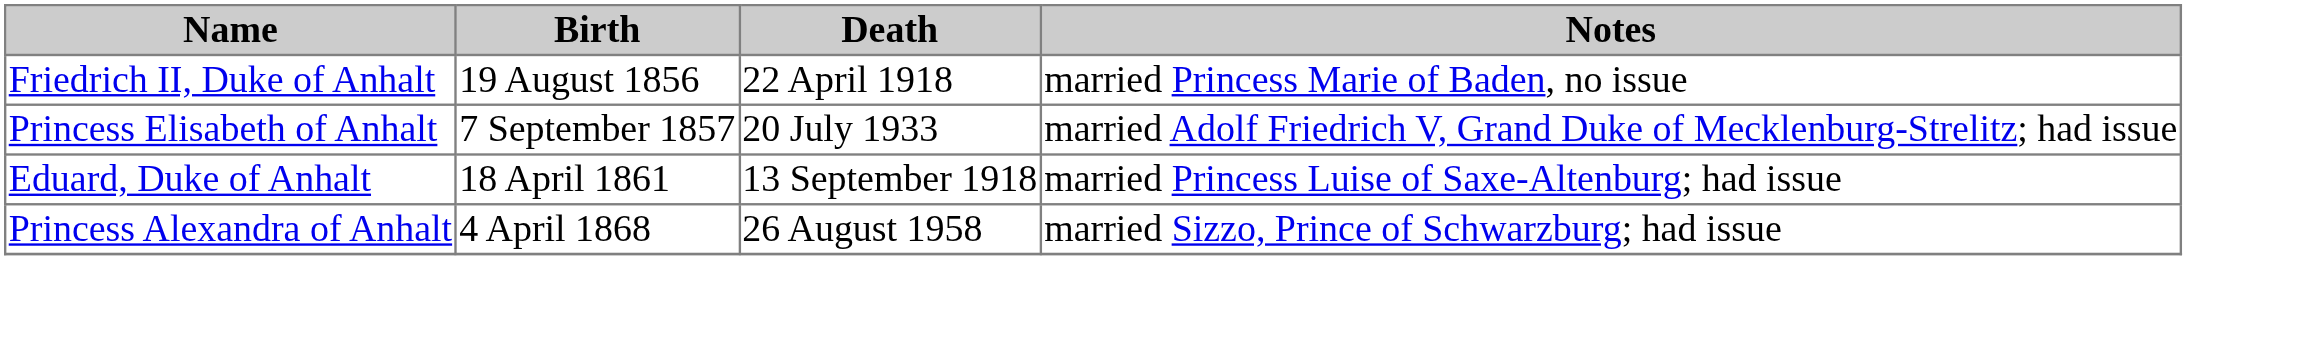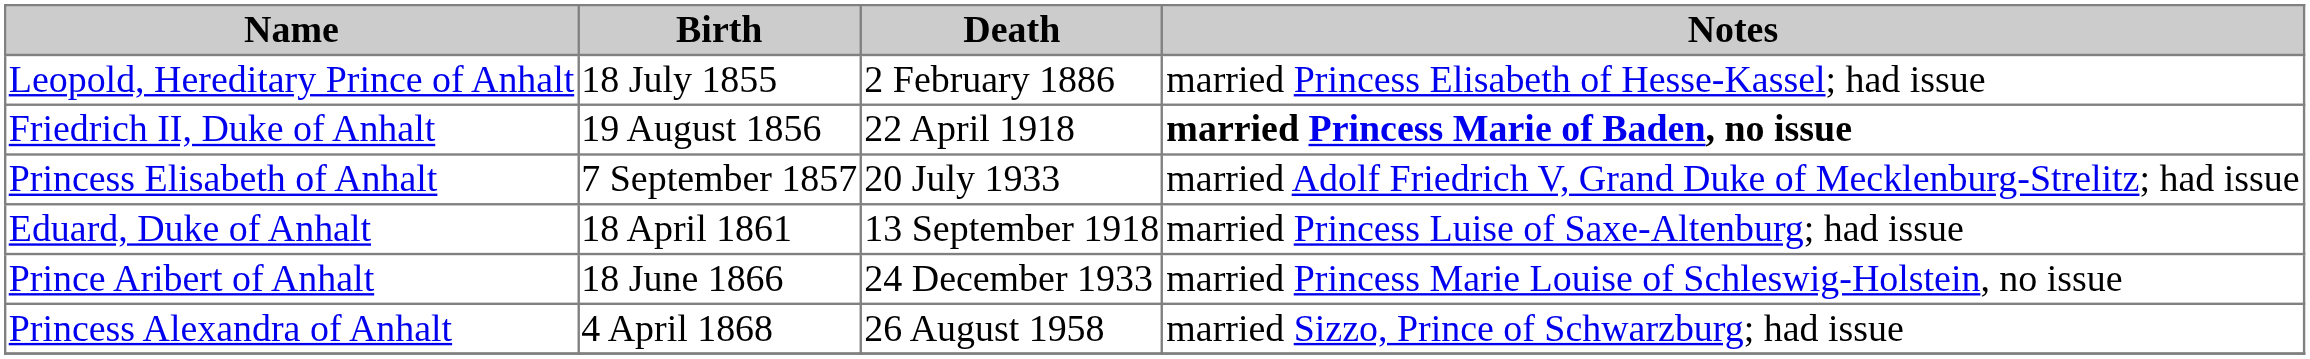+ row: (291, 79)
(1366, 79) normal -> (1509, 128) bold
+ row: (191, 278)
